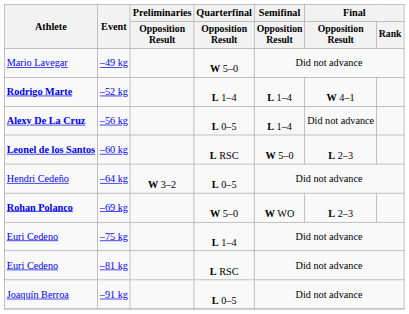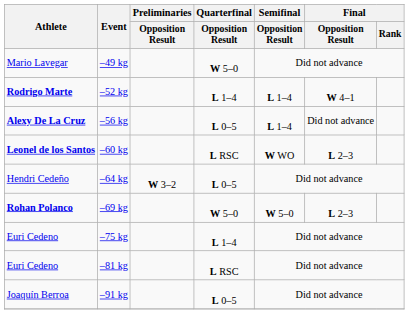(280, 156) W 5–0 -> (280, 156) W WO
(280, 214) W WO -> (280, 214) W 5–0
